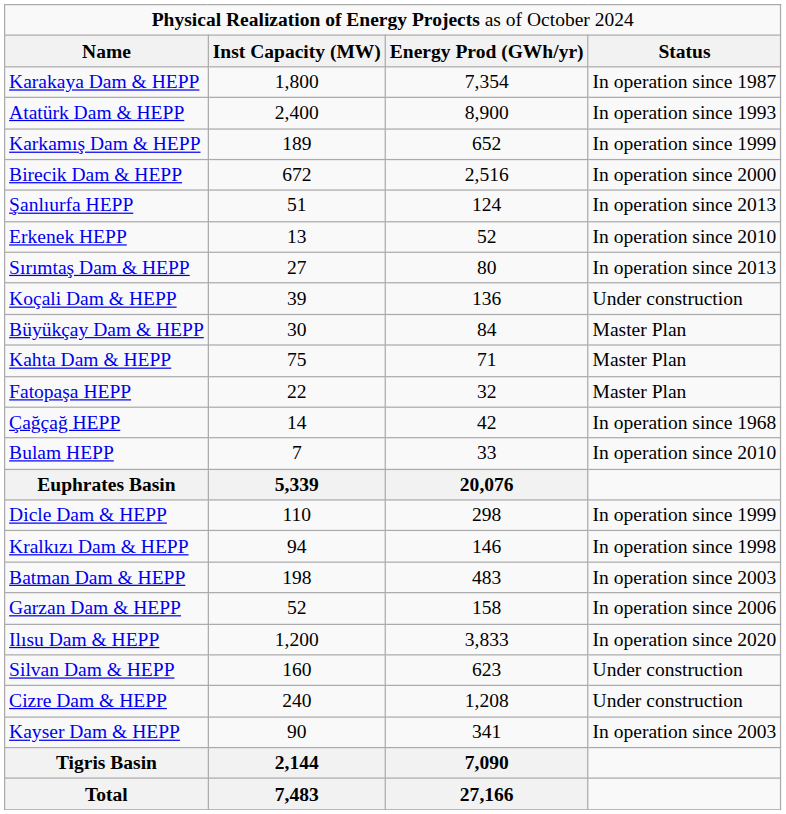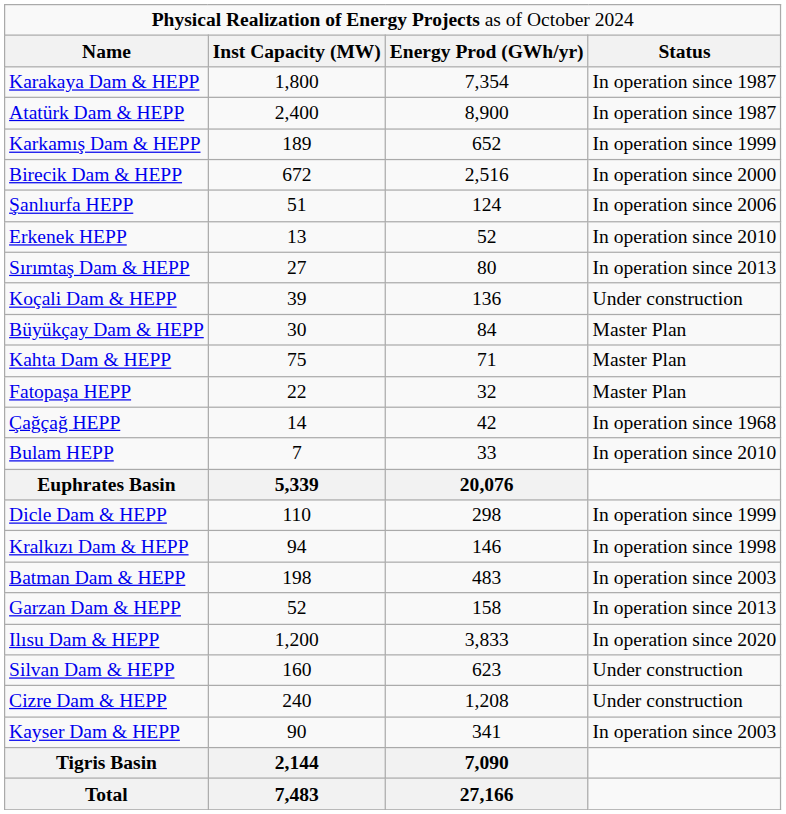(684, 112) In operation since 1993 -> (684, 112) In operation since 1987
(684, 205) In operation since 2013 -> (684, 205) In operation since 2006
(684, 608) In operation since 2006 -> (684, 608) In operation since 2013
